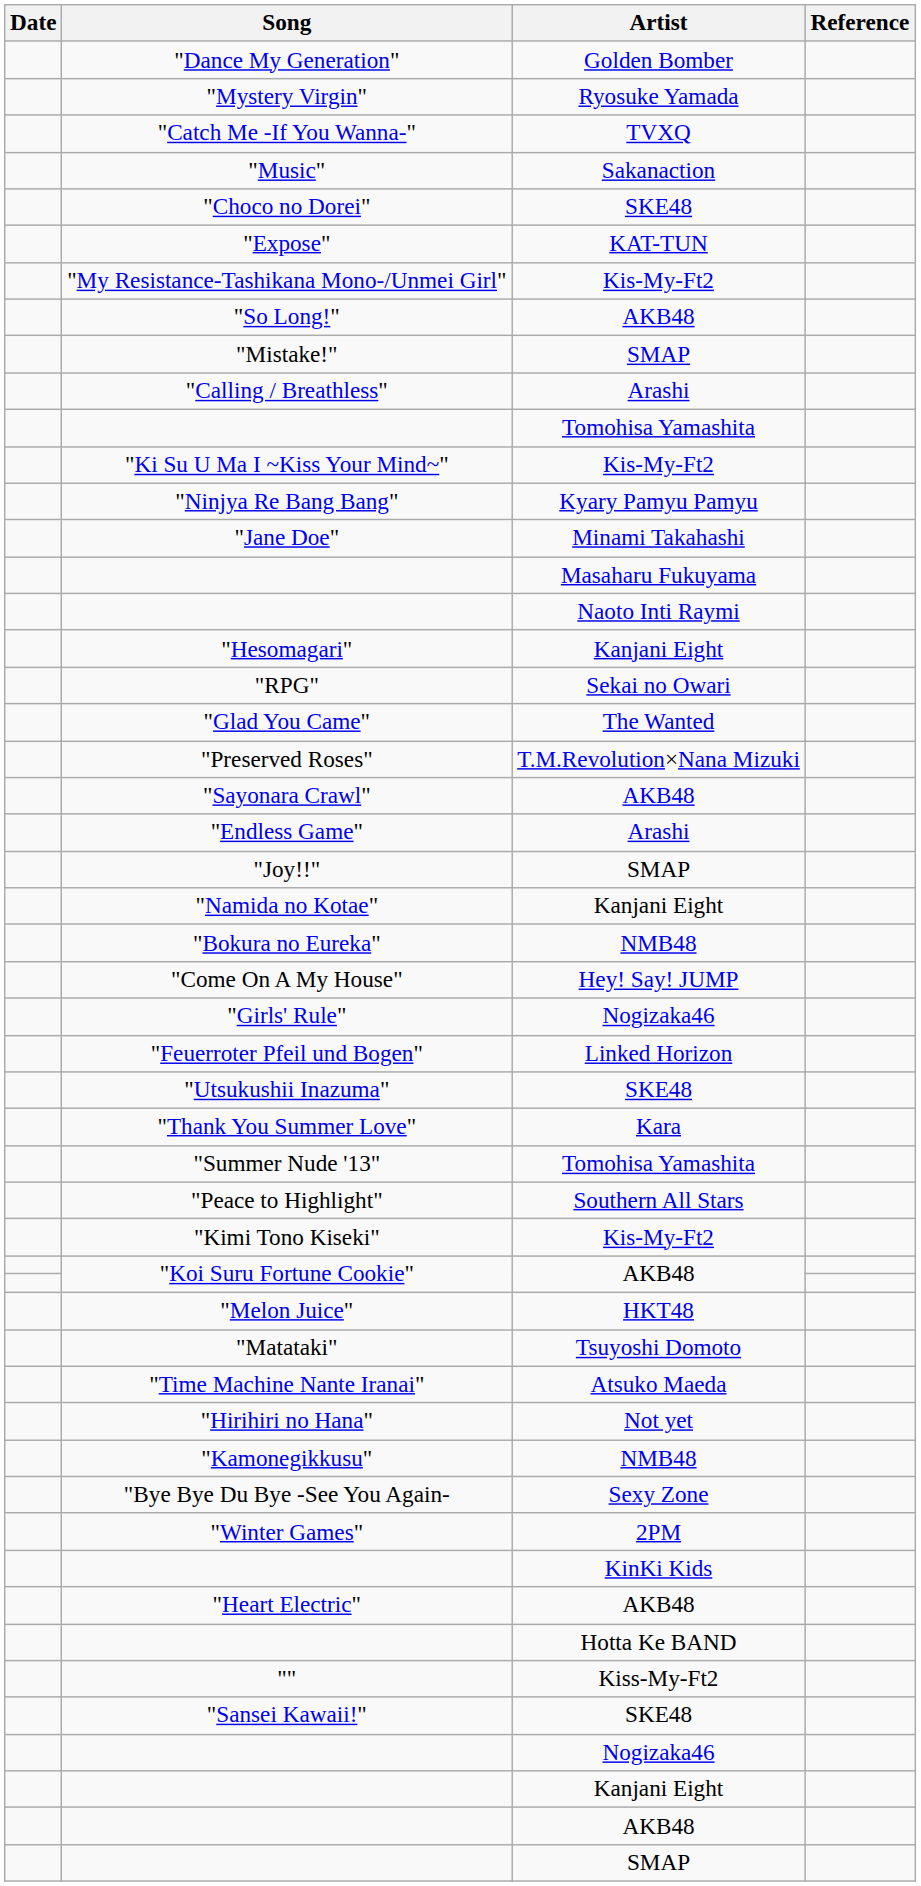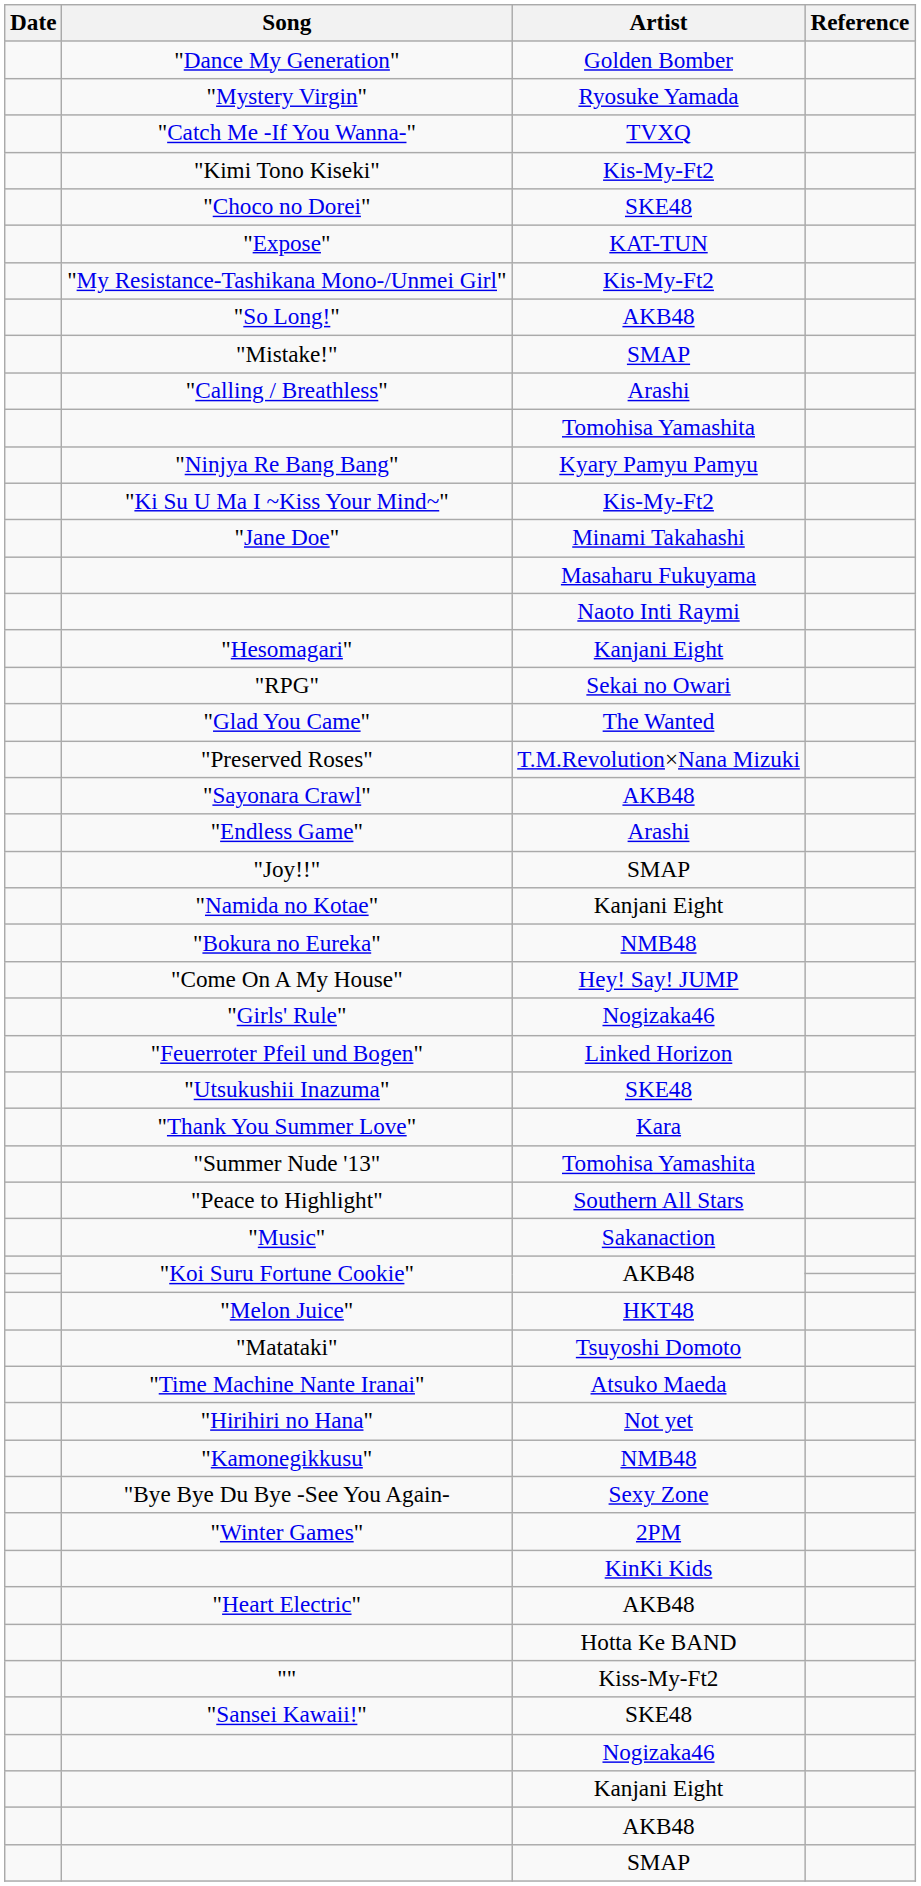rows swapped: (287, 170) <-> (287, 1237)
rows swapped: (287, 501) <-> (287, 464)
